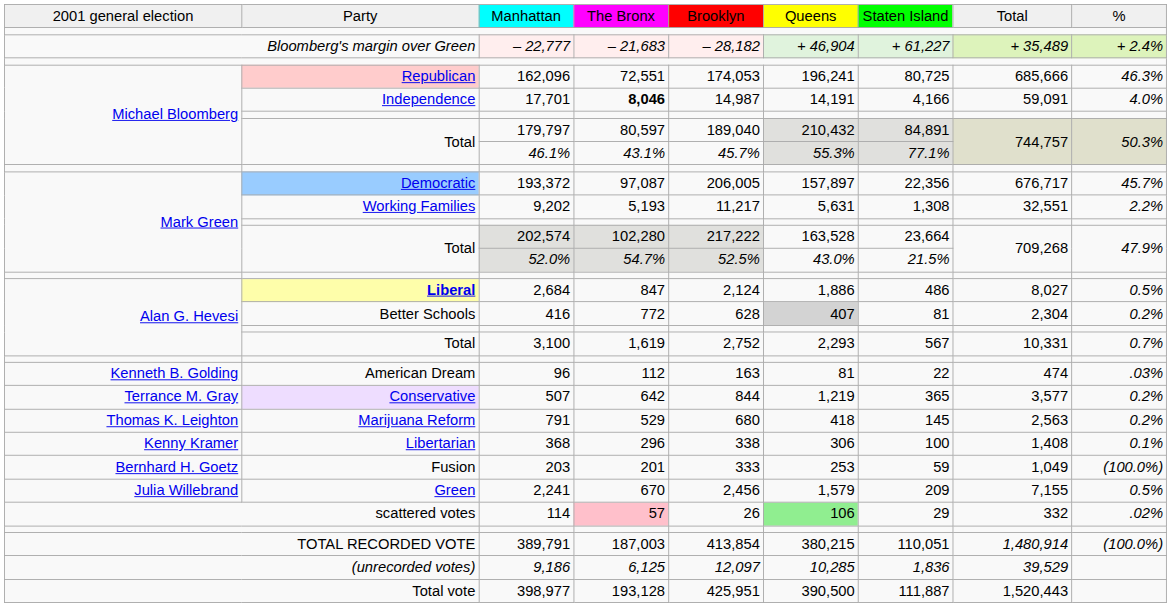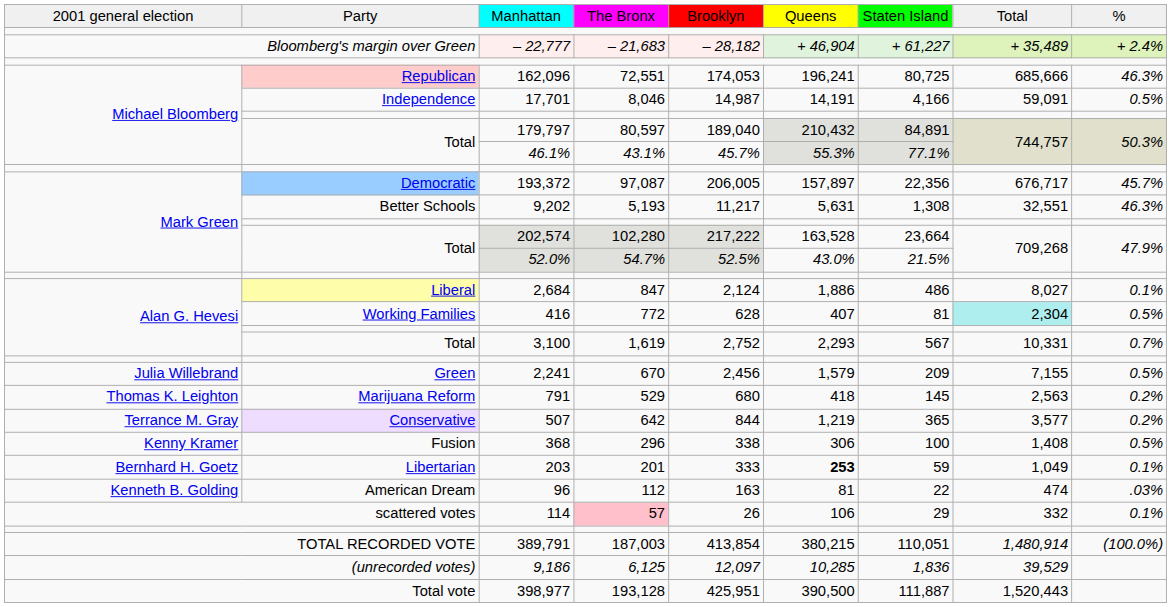(647, 99) bold -> (647, 99) normal
(1146, 99) 4.0% -> (1146, 99) 0.5%
(419, 206) Working Families -> (427, 206) Better Schools
(1146, 206) 2.2% -> (1142, 206) 46.3%
(451, 290) bold -> (453, 290) normal
(1146, 290) 0.5% -> (1146, 290) 0.1%
(427, 313) Better Schools -> (419, 313) Working Families
(842, 313) lightgrey background -> (842, 313) no background
(1050, 313) no background -> (1050, 313) paleturquoise background
(1146, 313) 0.2% -> (1146, 313) 0.5%
rows swapped: (186, 490) <-> (174, 373)
rows swapped: (181, 397) <-> (172, 420)
(441, 443) Libertarian -> (453, 443) Fusion
(1146, 443) 0.1% -> (1146, 443) 0.5%
(453, 467) Fusion -> (441, 467) Libertarian
(842, 467) normal -> (842, 467) bold
(1133, 467) (100.0%) -> (1146, 467) 0.1%
(842, 514) lightgreen background -> (842, 514) no background
(1146, 514) .02% -> (1146, 514) 0.1%
